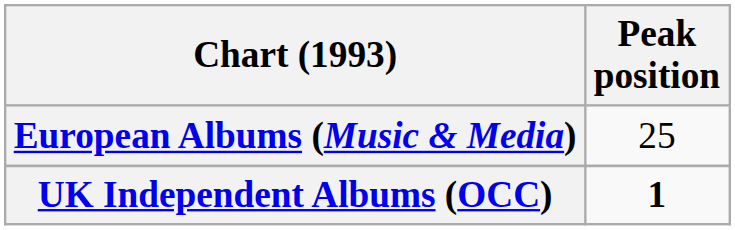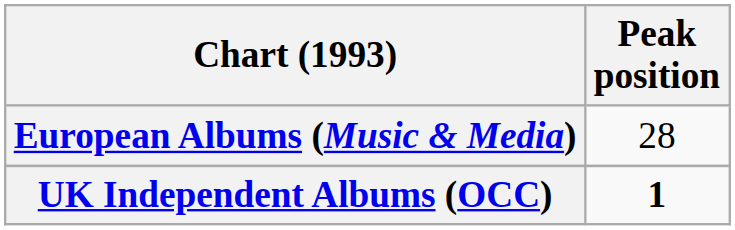(657, 135) 25 -> (657, 135) 28
